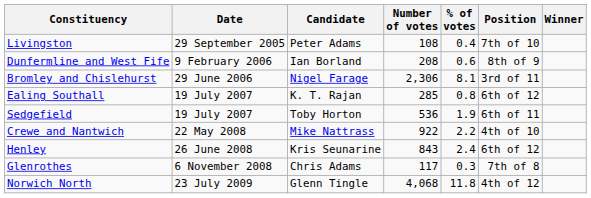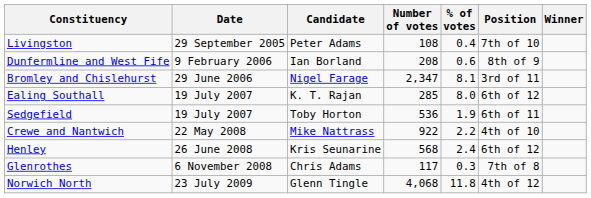(422, 78) 2,306 -> (422, 78) 2,347
(466, 96) 0.8 -> (466, 96) 8.0
(428, 149) 843 -> (428, 149) 568
